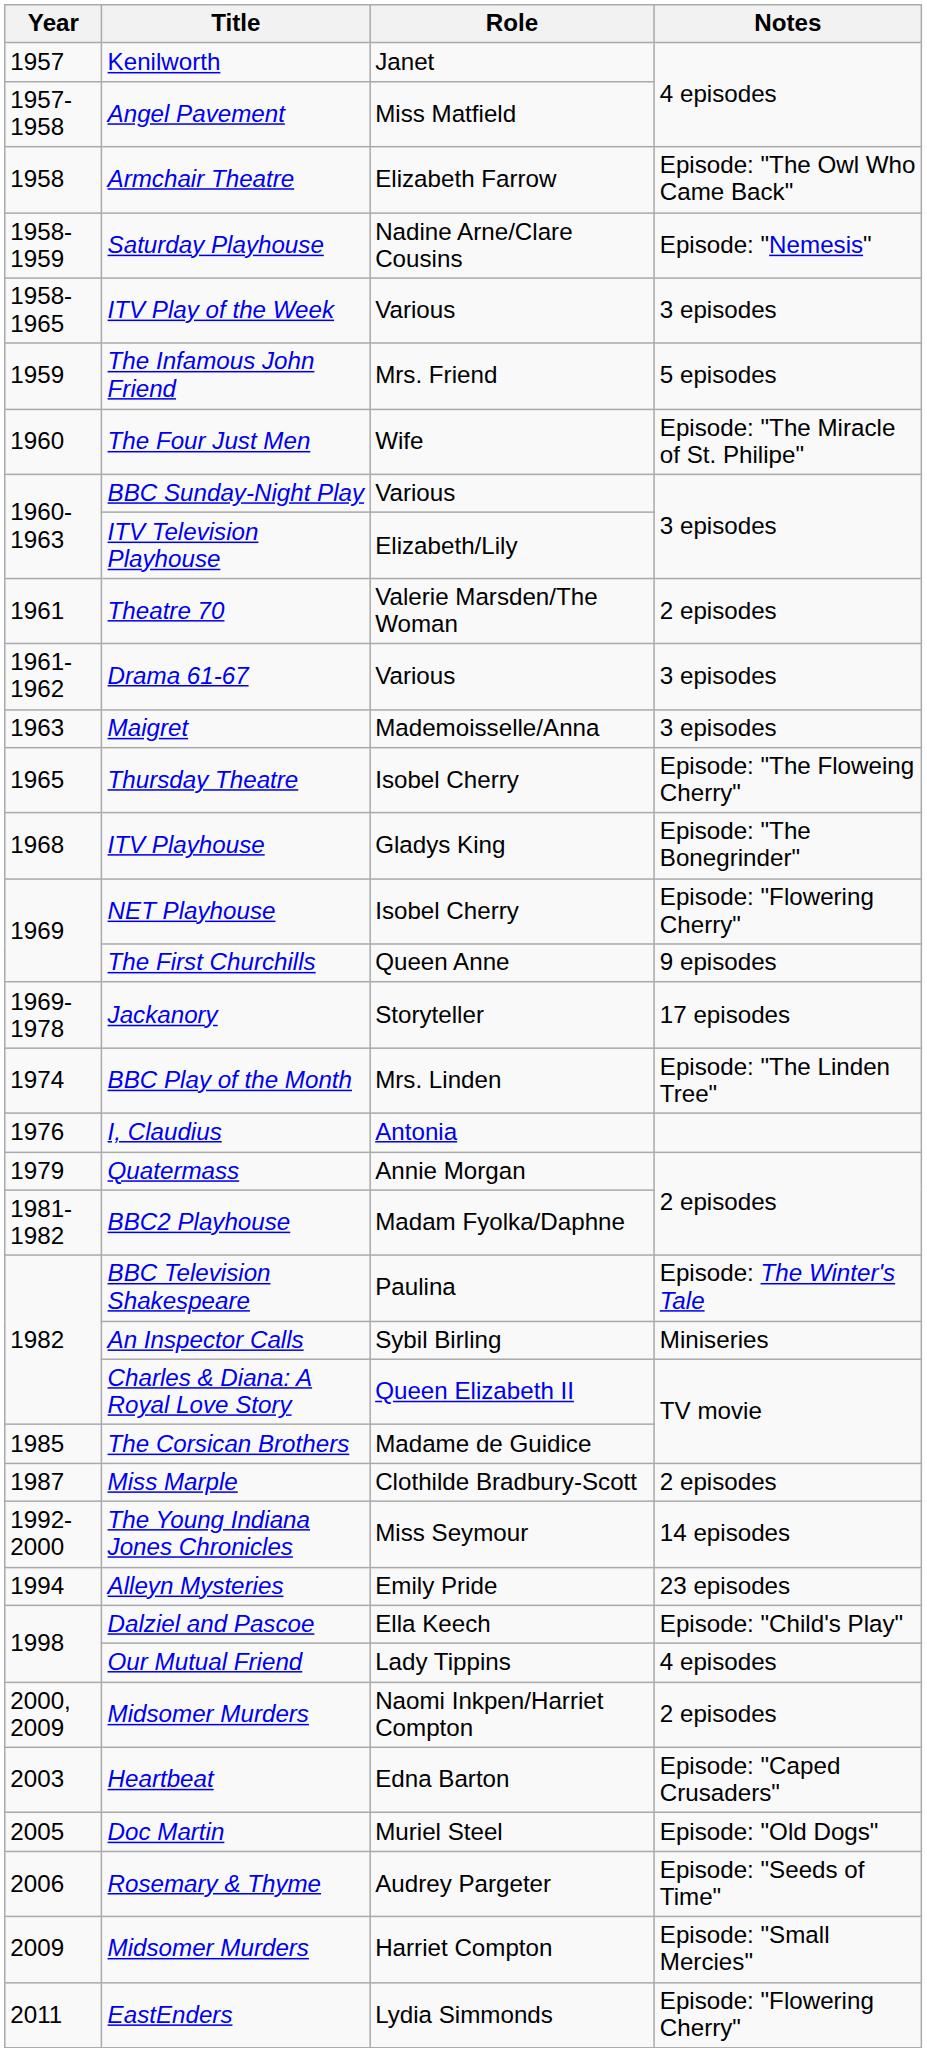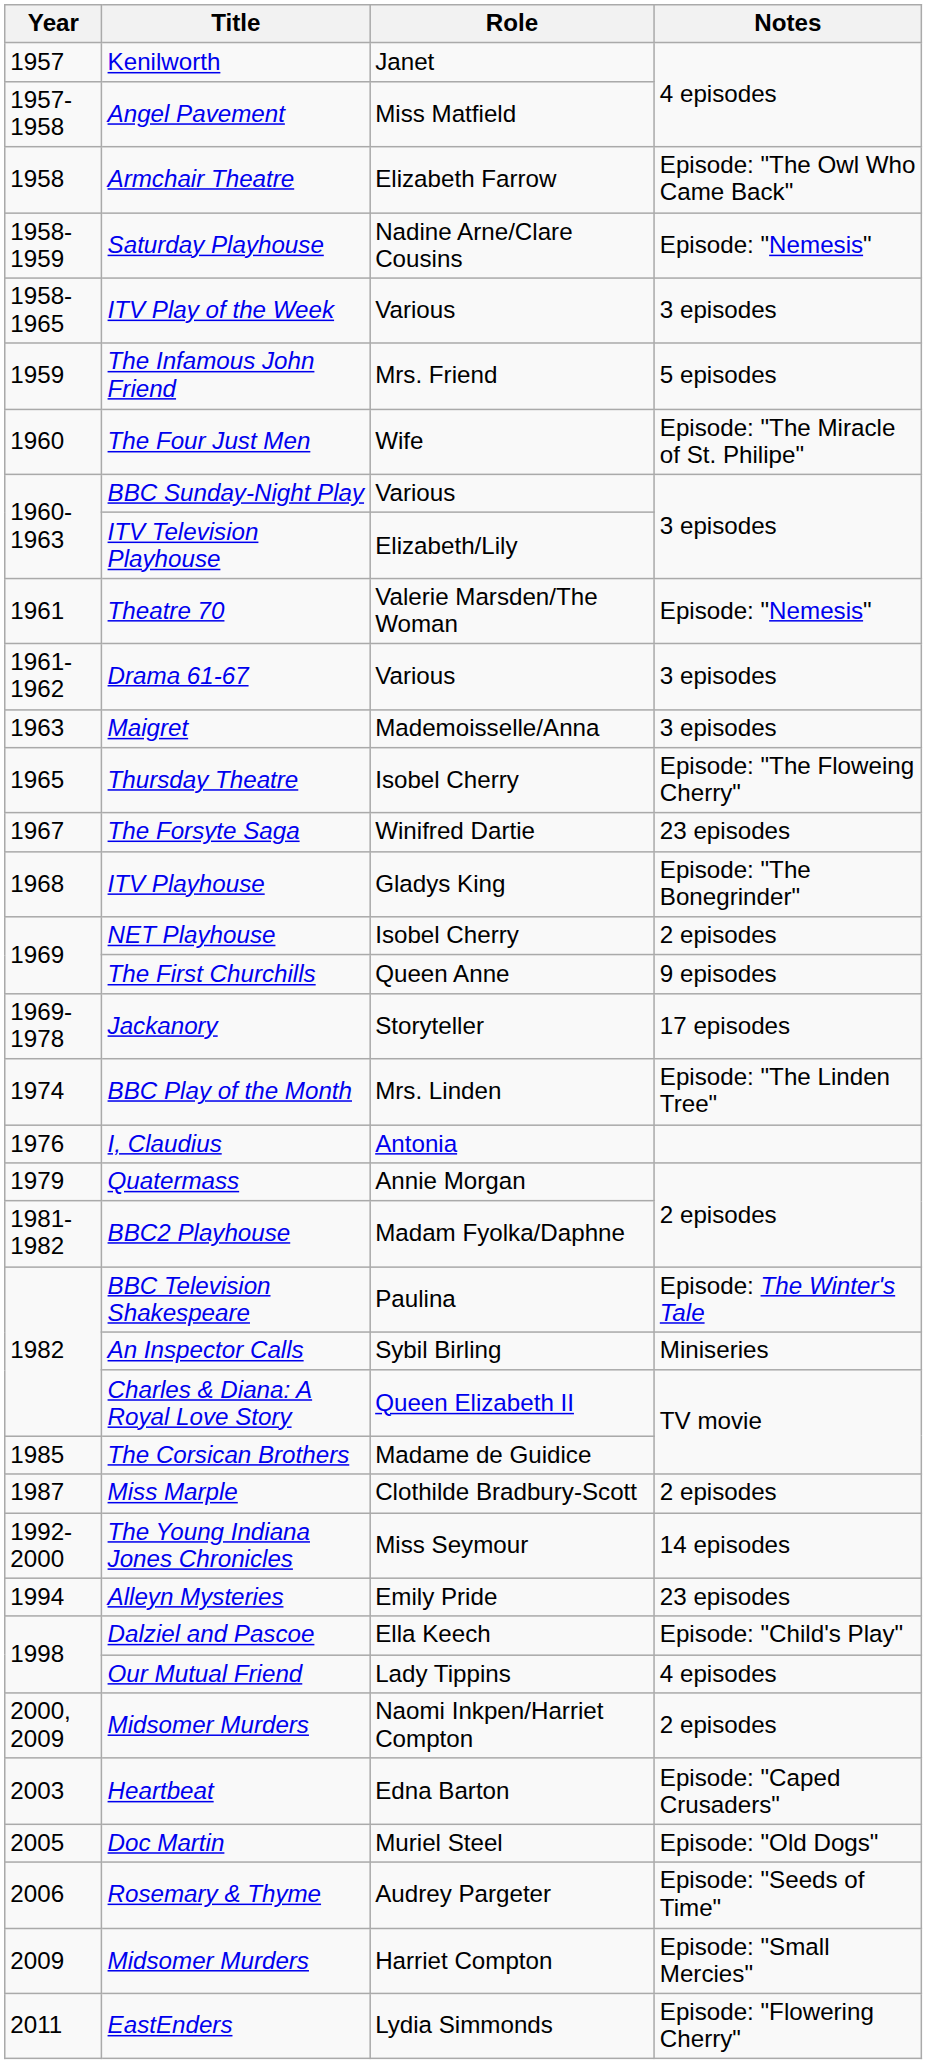(718, 610) 2 episodes -> (766, 610) Episode: "Nemesis"
+ row: (204, 831)
(767, 910) Episode: "Flowering Cherry" -> (718, 935) 2 episodes
